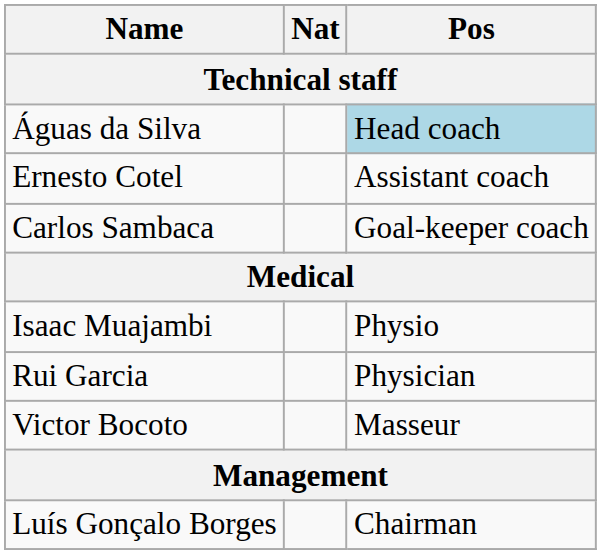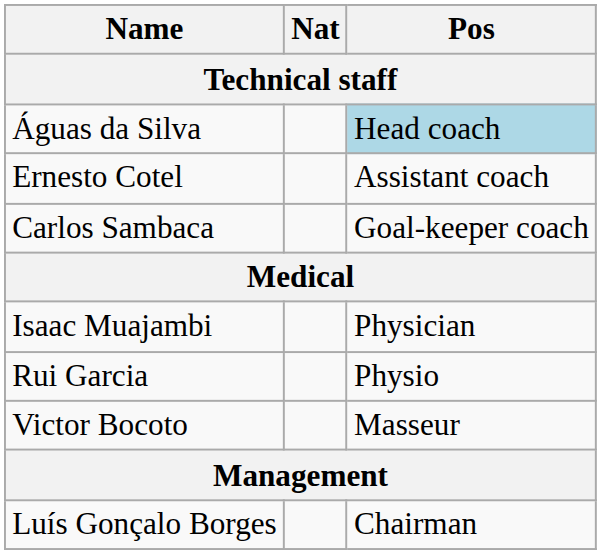(397, 326) Physio -> (415, 326) Physician
(415, 375) Physician -> (397, 375) Physio
